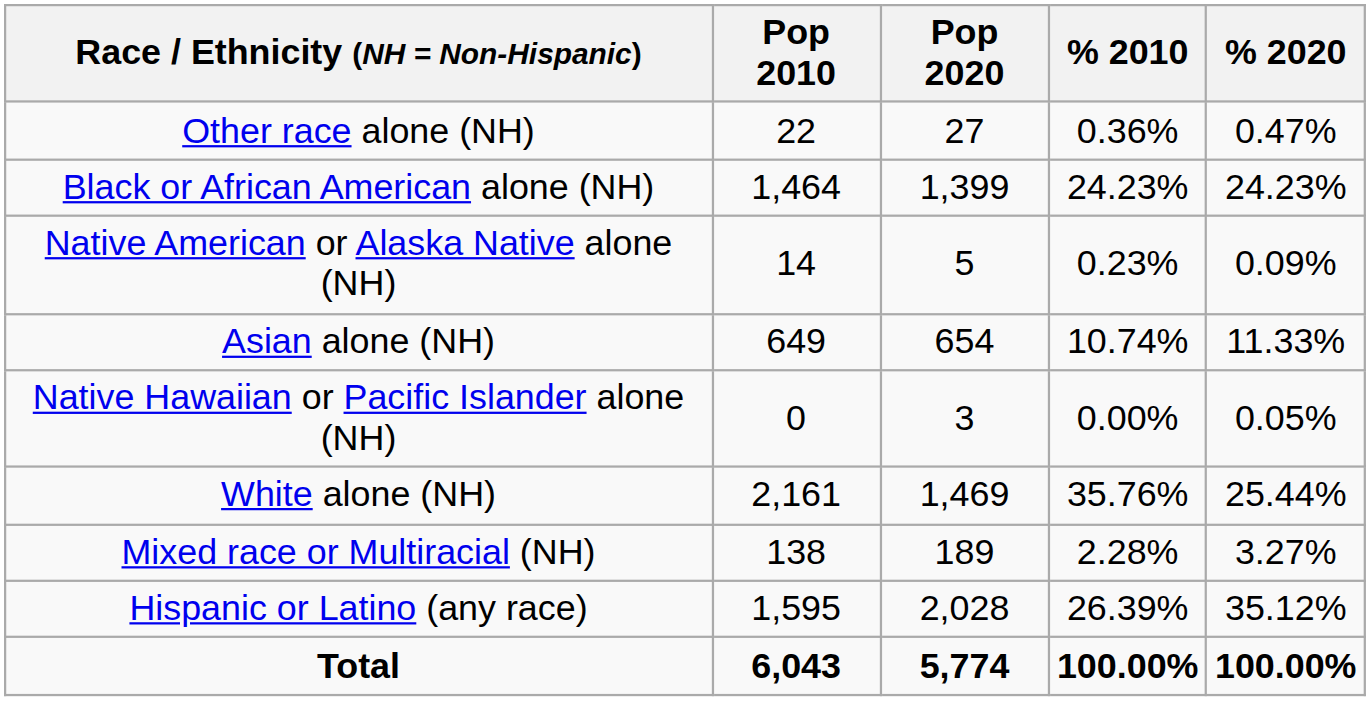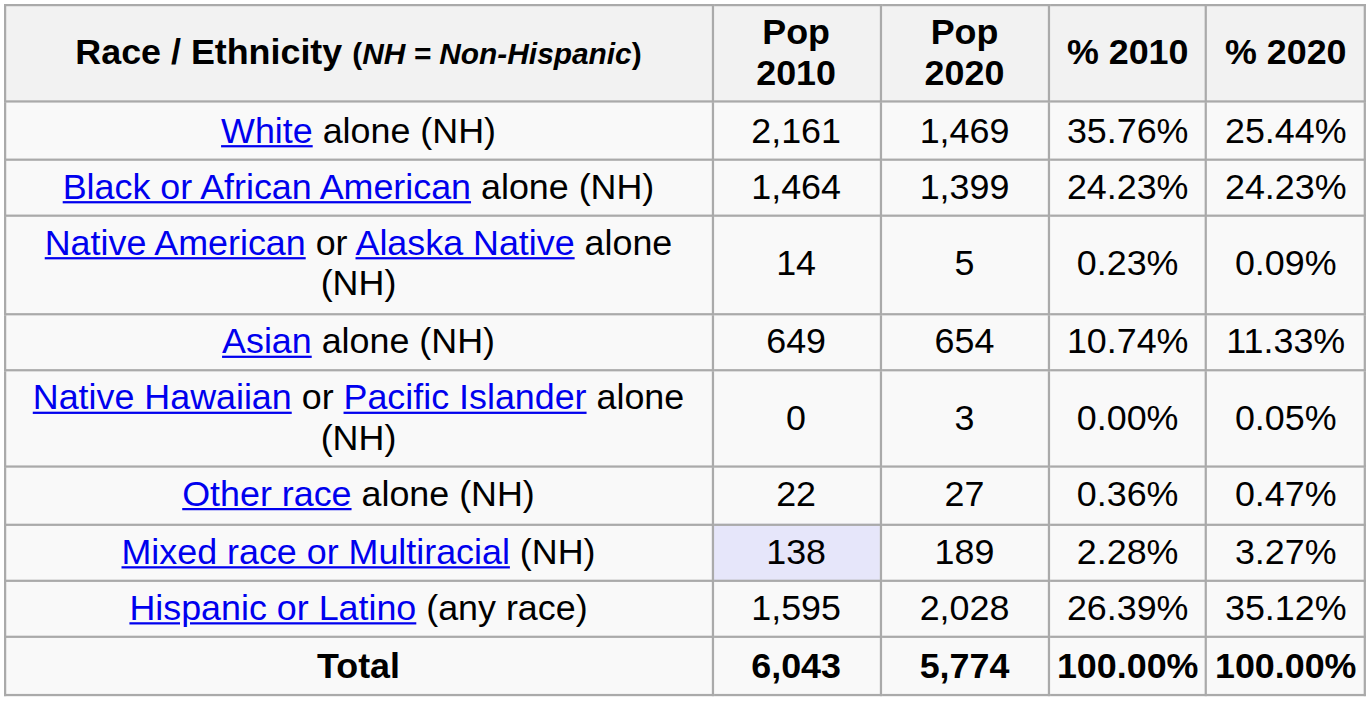rows swapped: (359, 494) <-> (359, 130)
(796, 551) no background -> (796, 551) lavender background
